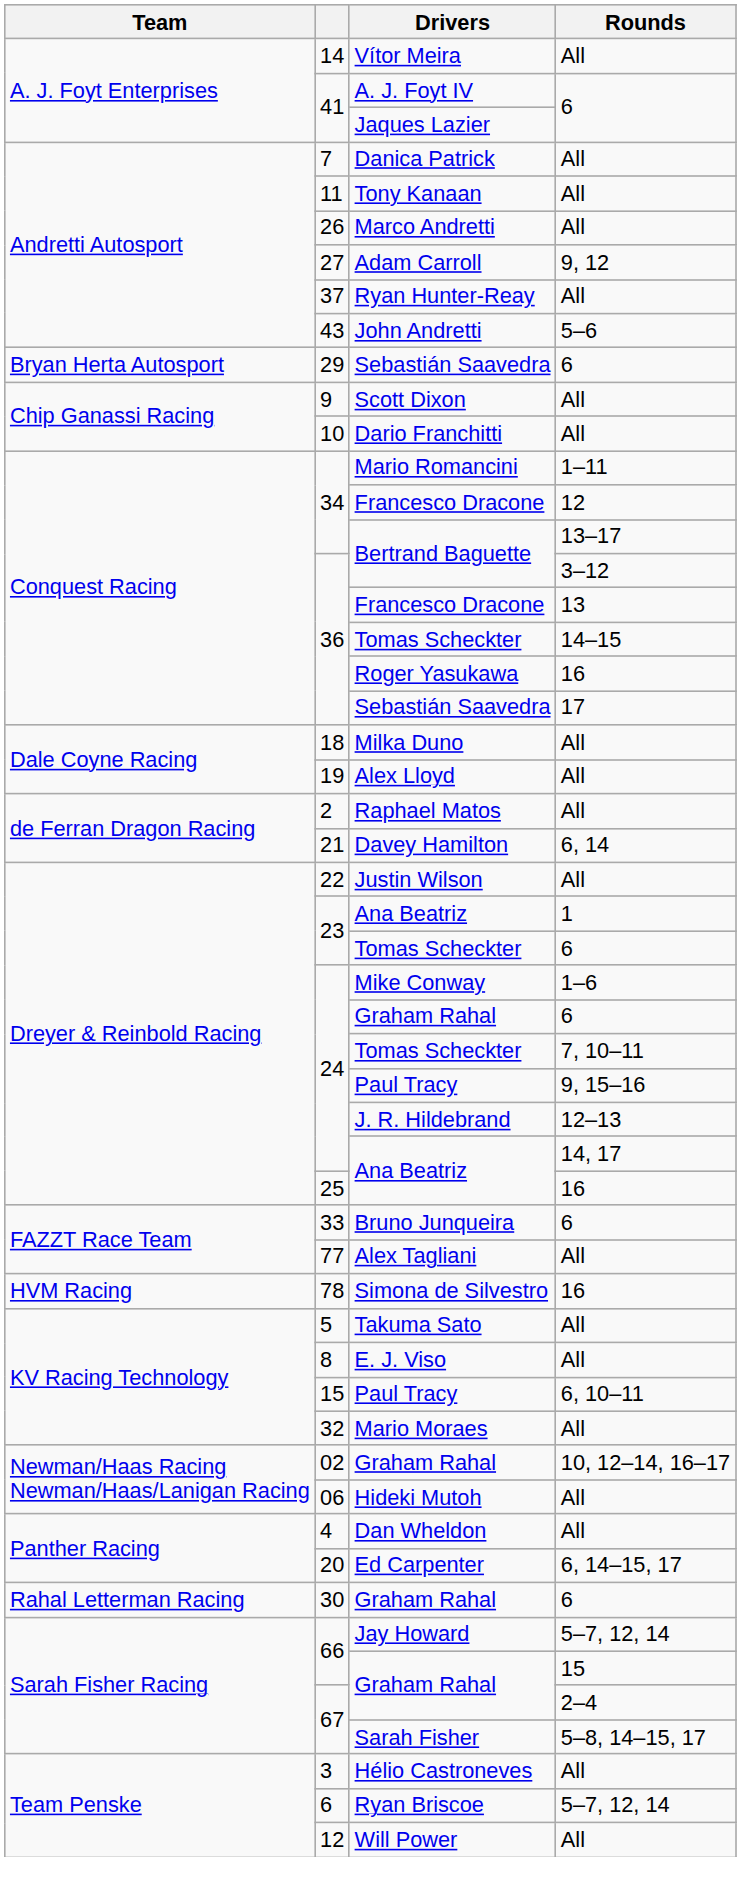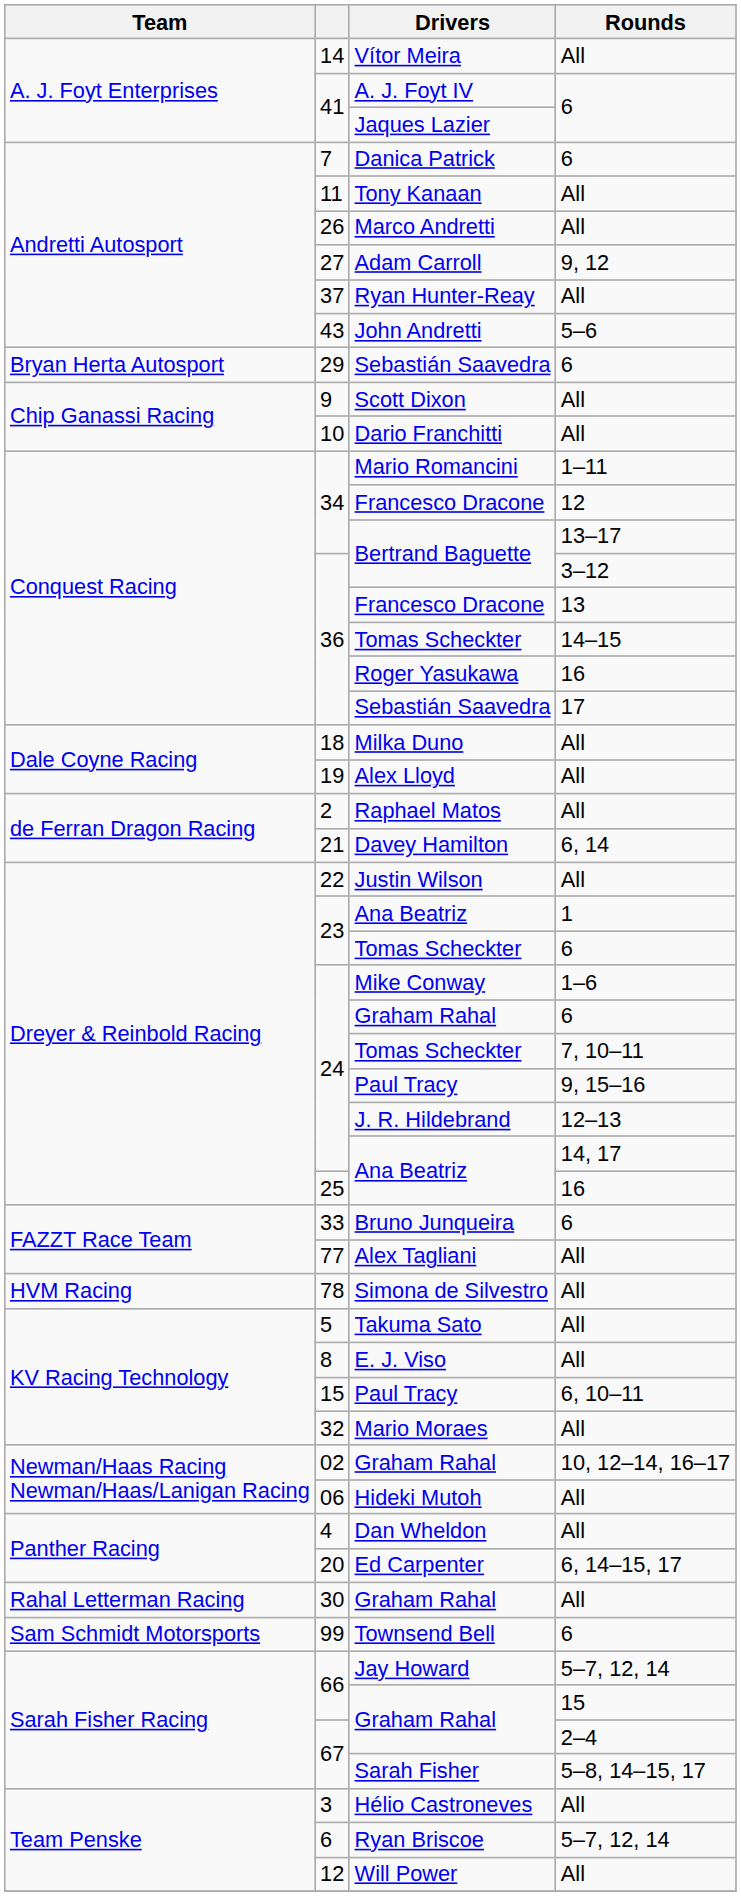(573, 159) All -> (567, 159) 6
(573, 1291) 16 -> (573, 1291) All
(567, 1599) 6 -> (573, 1599) All
+ row: (332, 1634)
